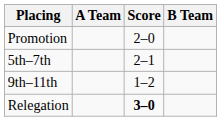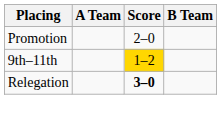- row: (29, 60)
(144, 82) no background -> (144, 60) gold background
